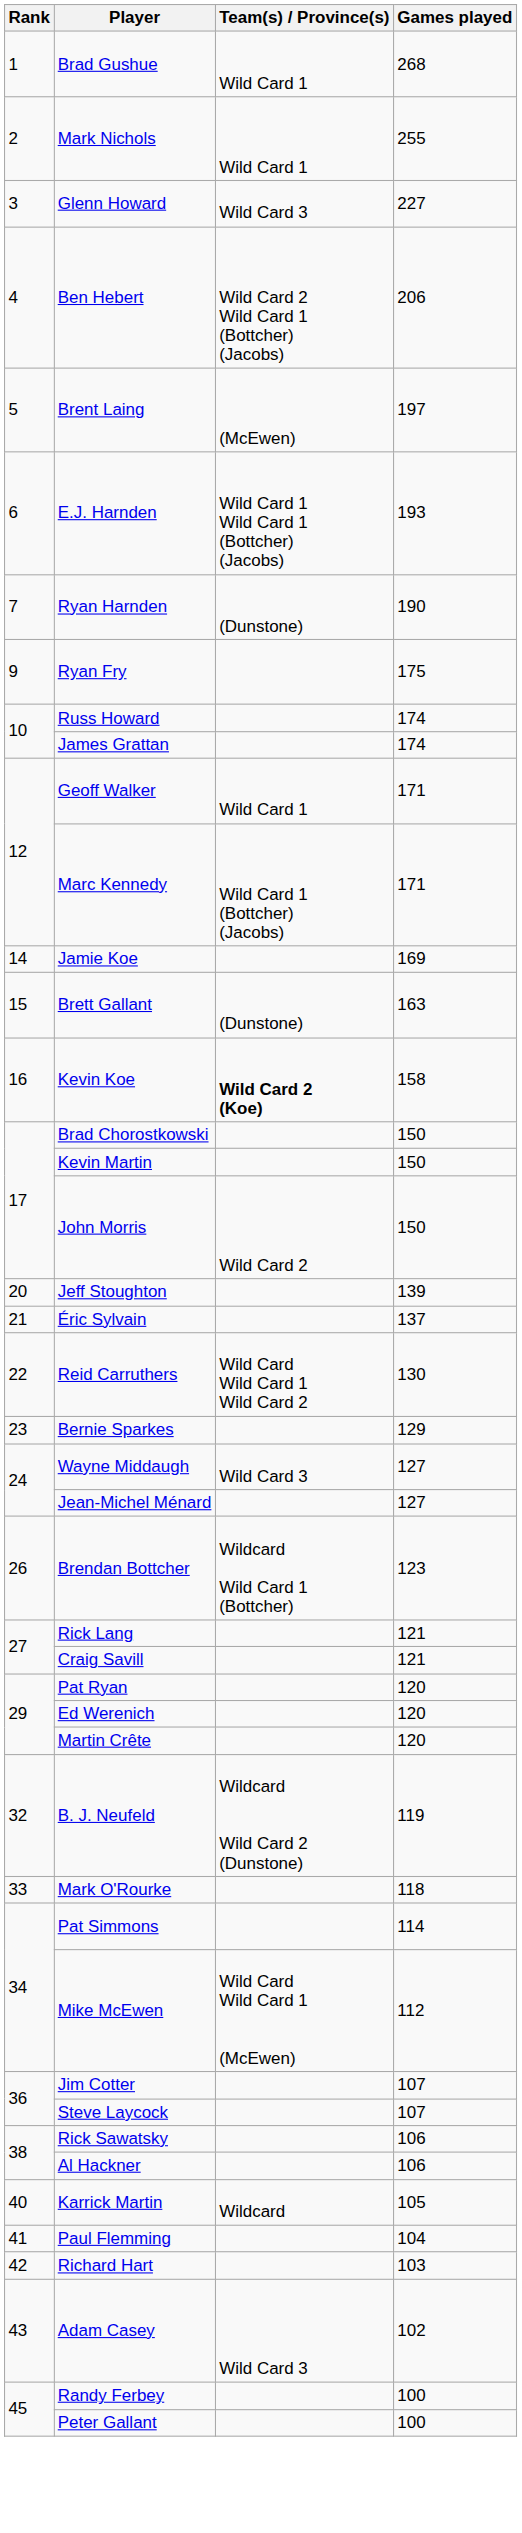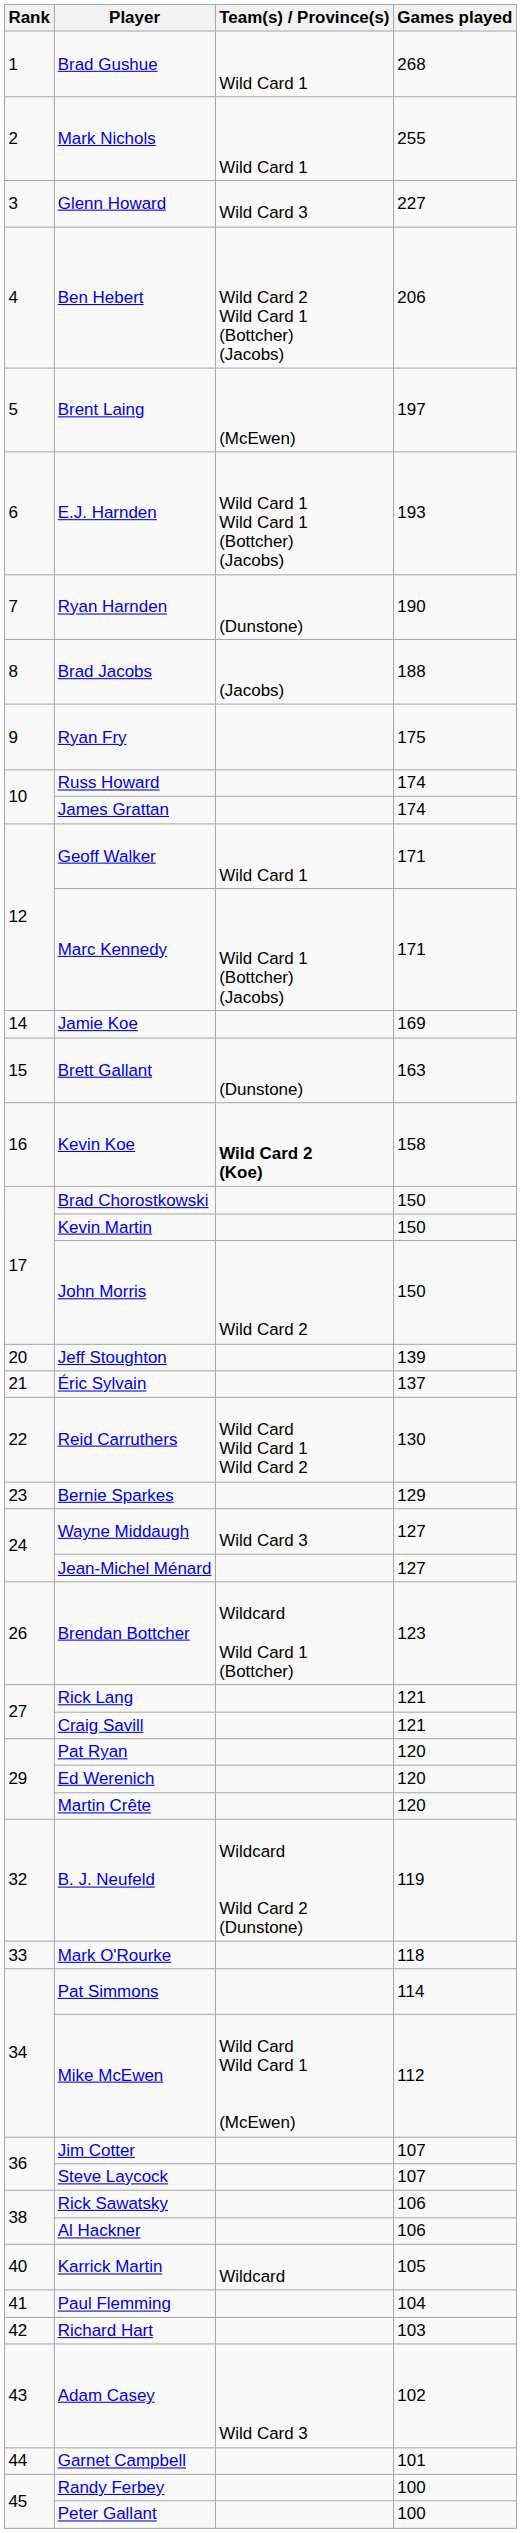+ row: (105, 671)
+ row: (122, 2460)
